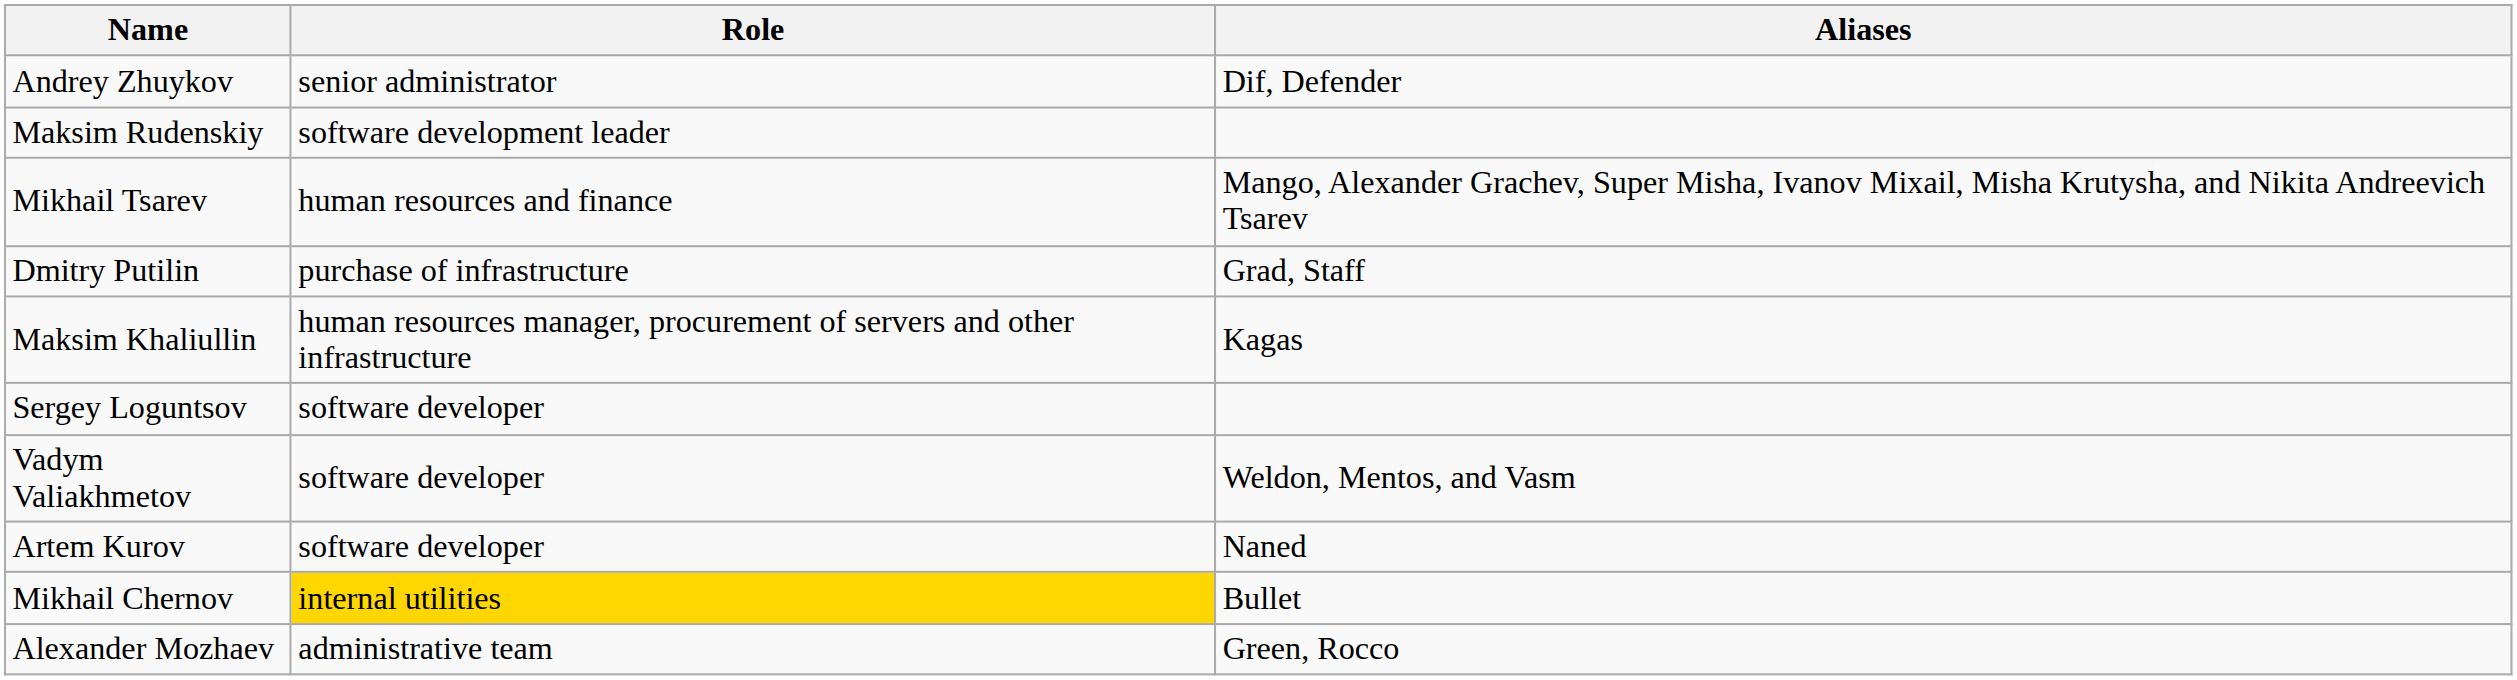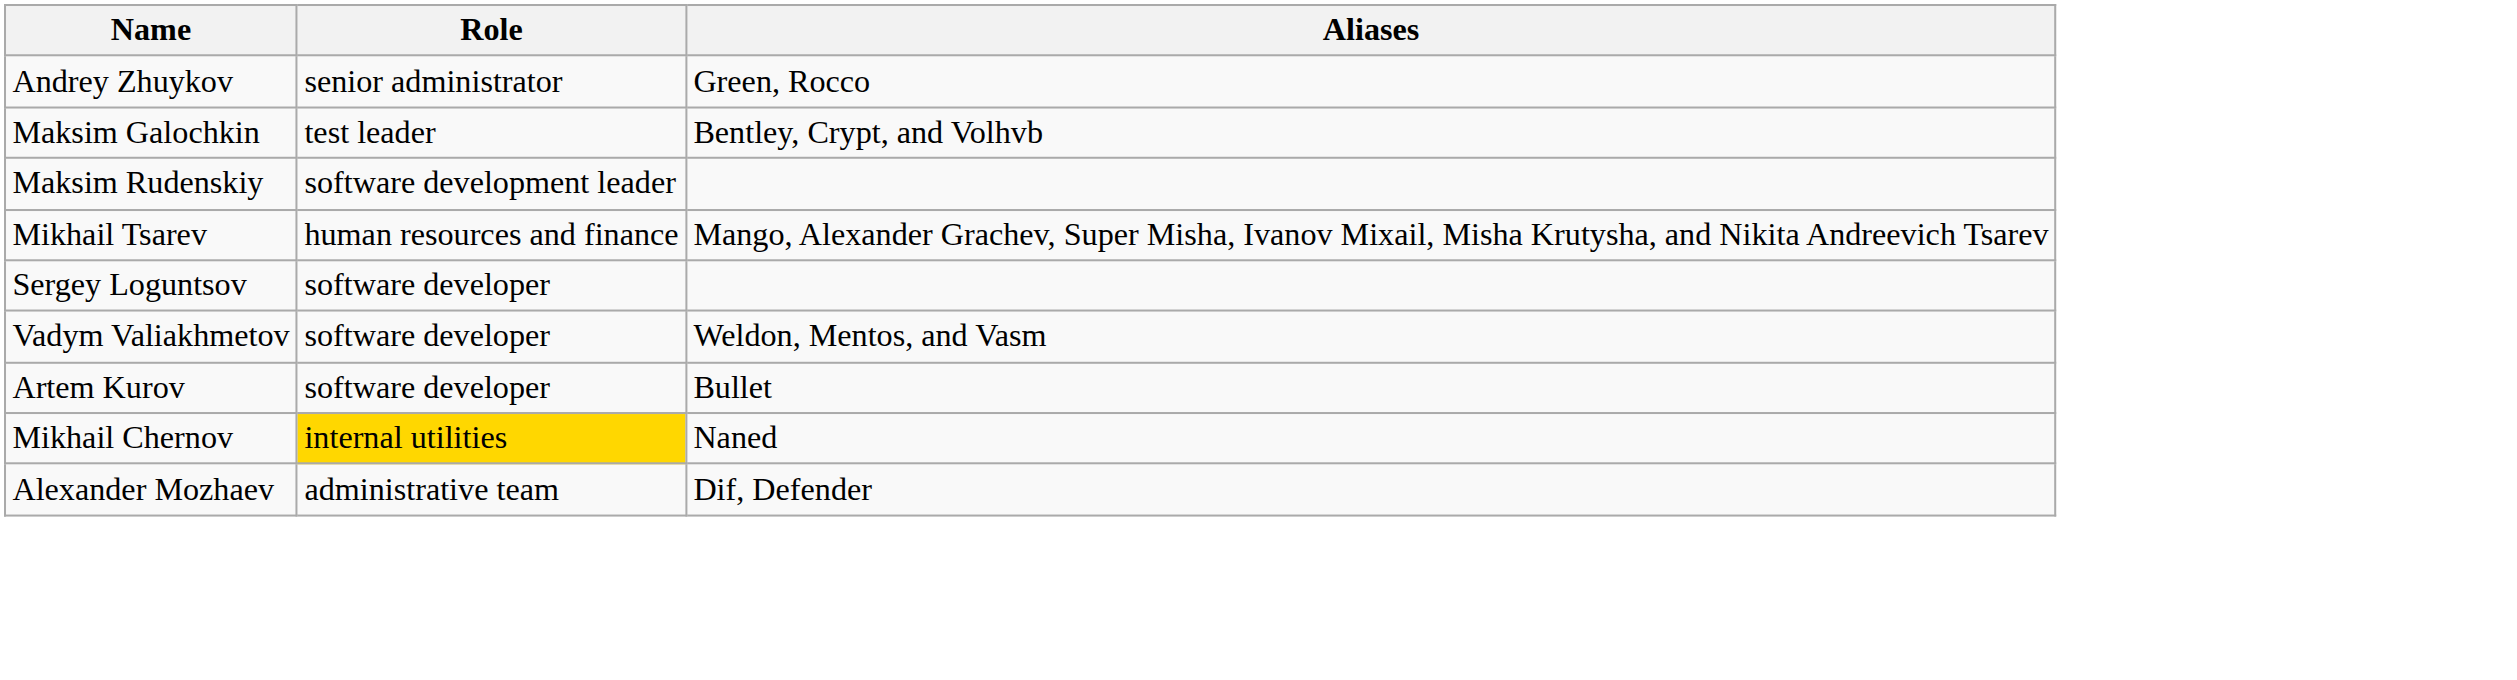(1312, 81) Dif, Defender -> (782, 81) Green, Rocco
+ row: (136, 132)
- row: (106, 270)
- row: (134, 339)
(1265, 546) Naned -> (733, 387) Bullet
(1262, 597) Bullet -> (735, 438) Naned
(1311, 648) Green, Rocco -> (783, 489) Dif, Defender
